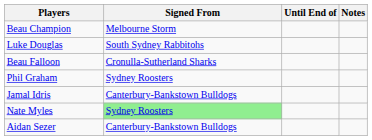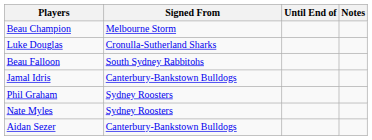(155, 45) South Sydney Rabbitohs -> (161, 45) Cronulla-Sutherland Sharks
(161, 62) Cronulla-Sutherland Sharks -> (155, 62) South Sydney Rabbitohs
rows swapped: (32, 78) <-> (29, 95)
(139, 111) lightgreen background -> (139, 111) no background
